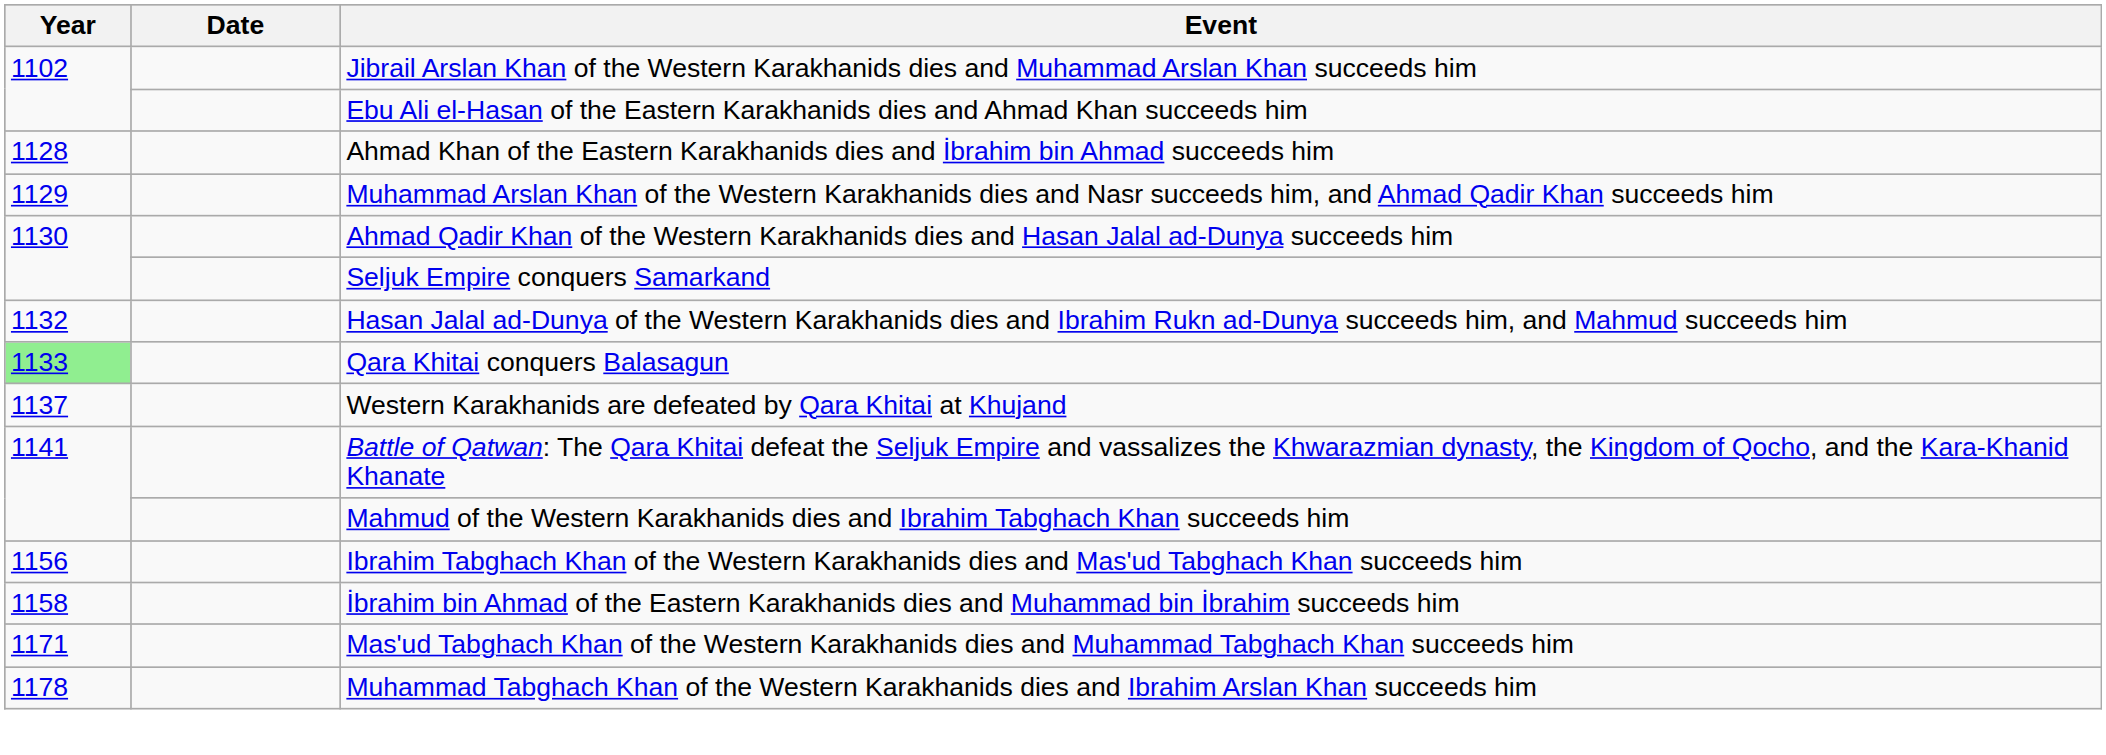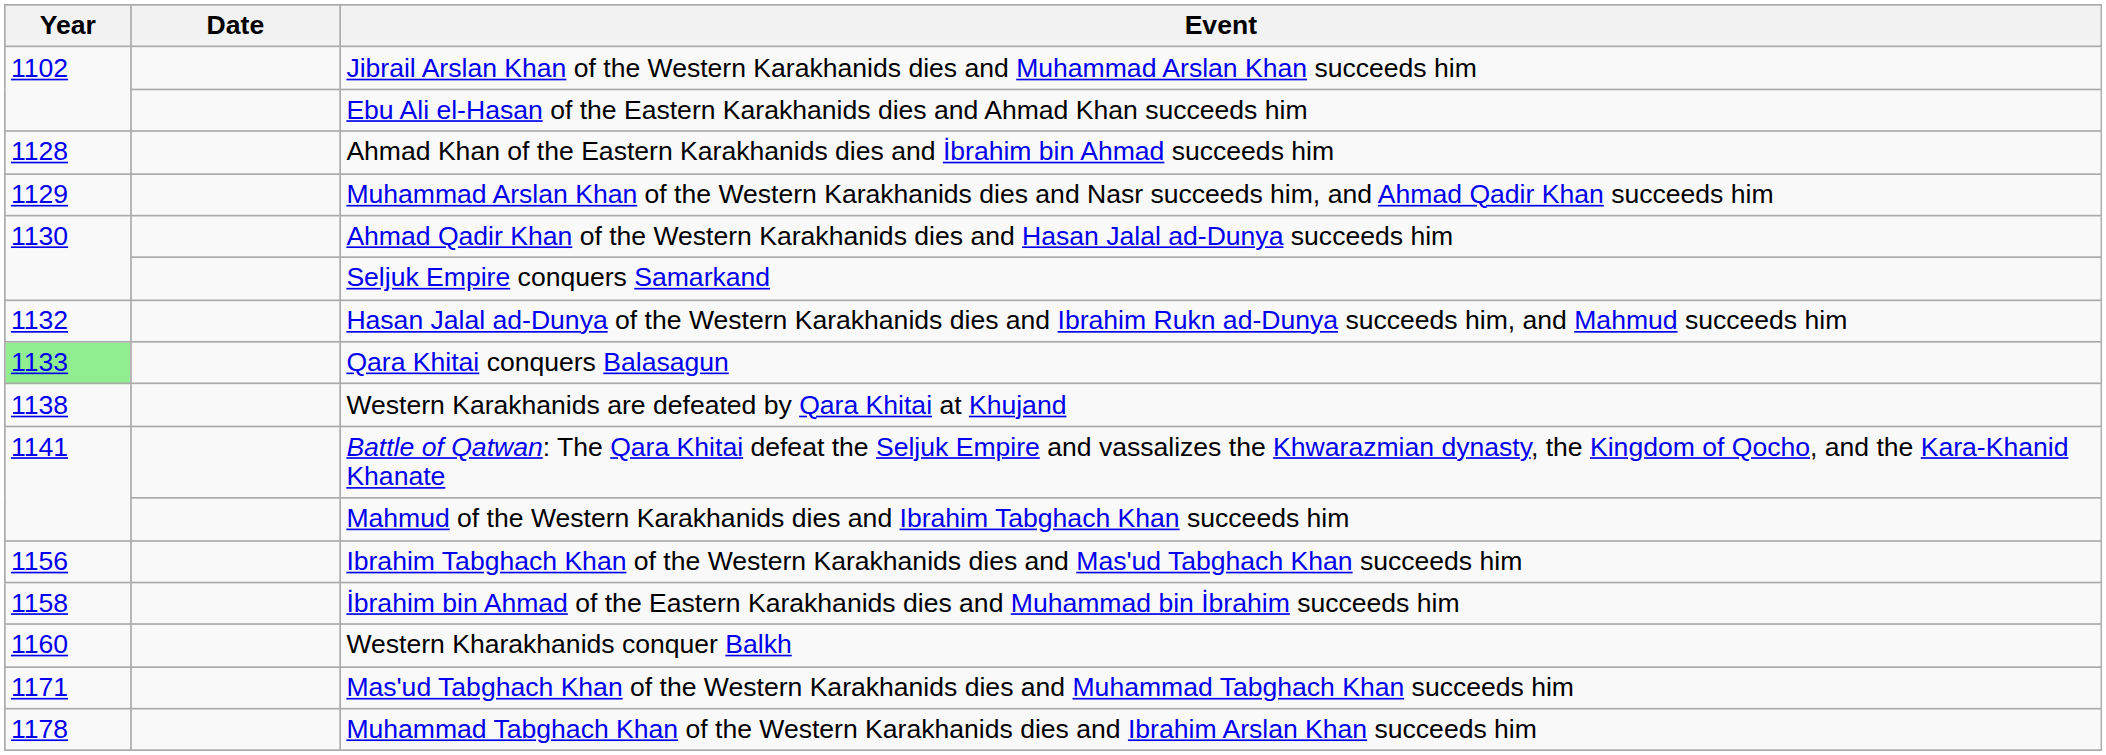(40, 404) 1137 -> (40, 404) 1138
+ row: (569, 645)
